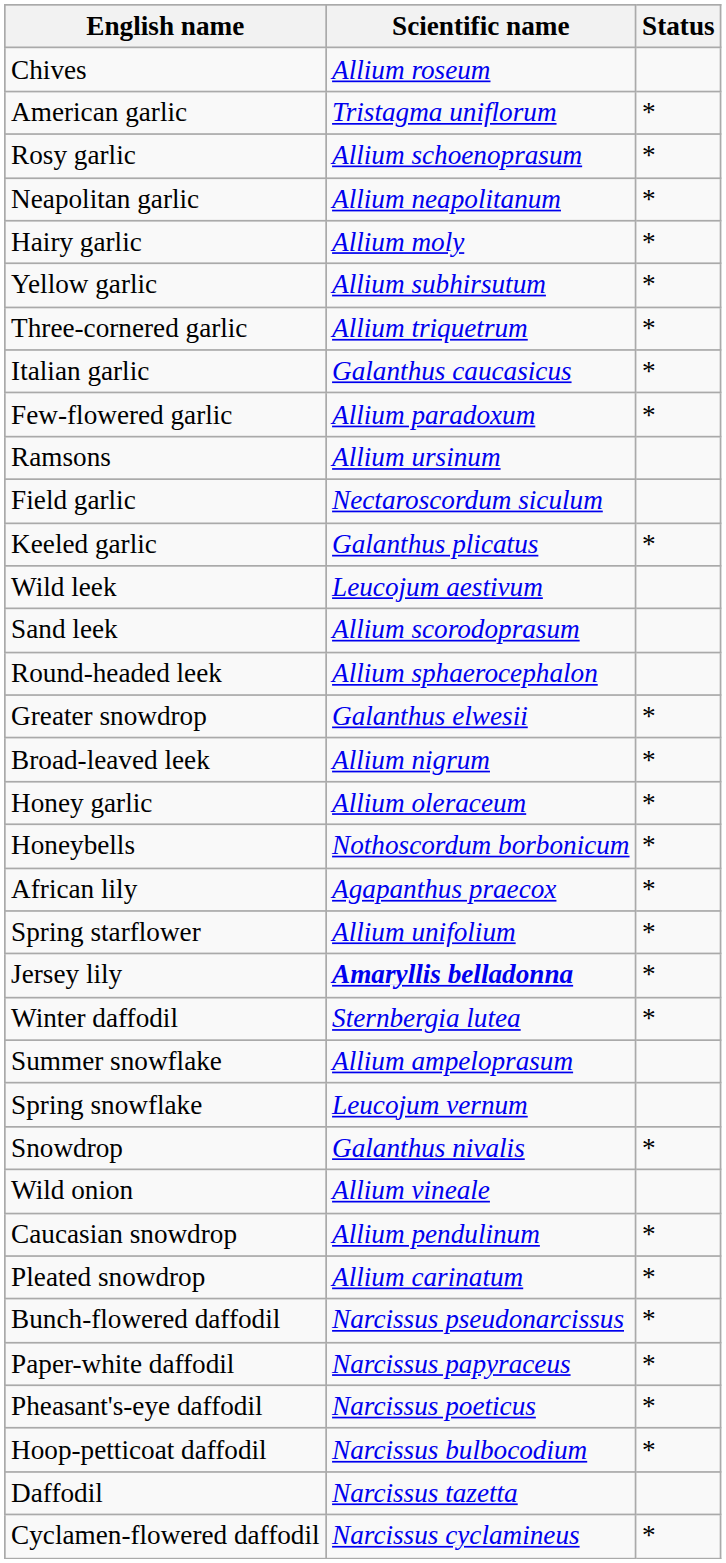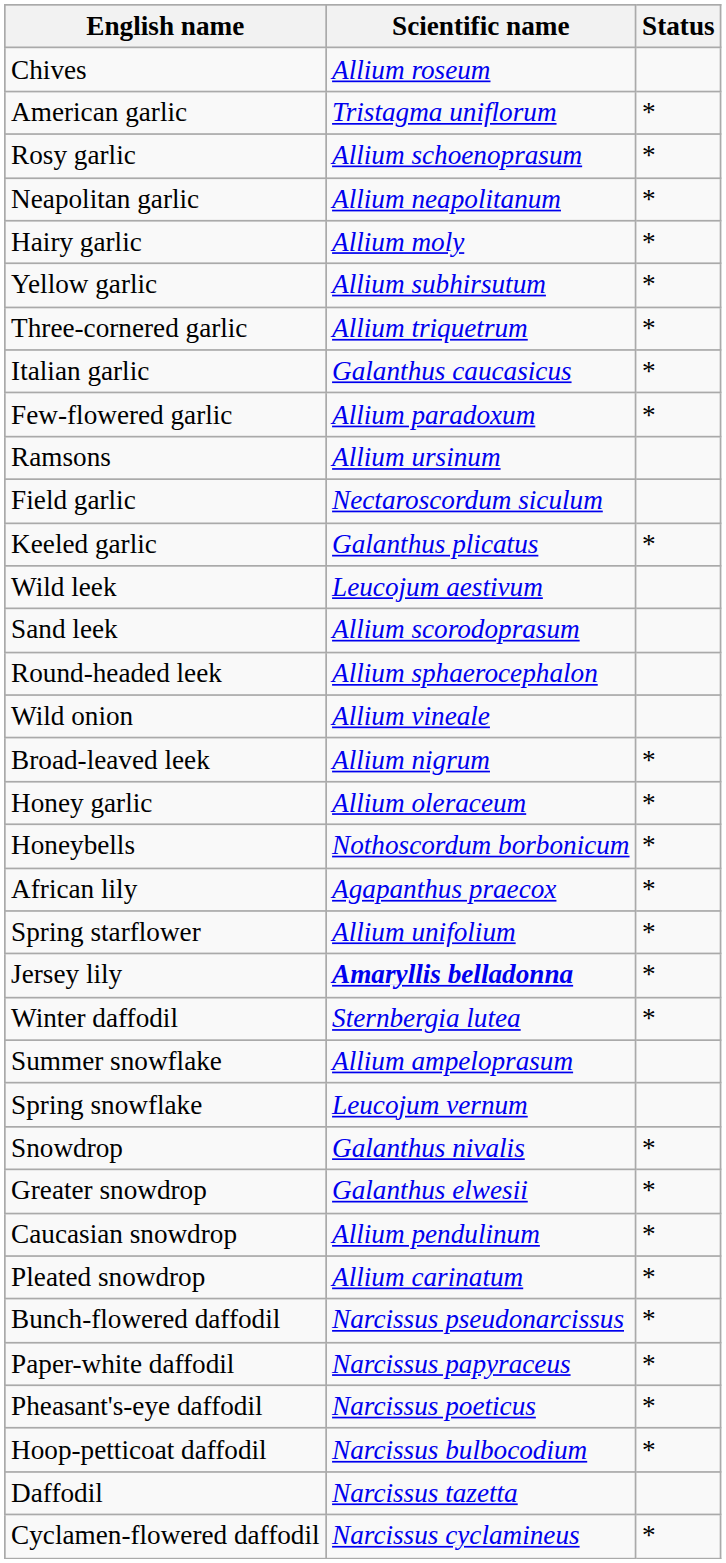rows swapped: (72, 1190) <-> (109, 716)
